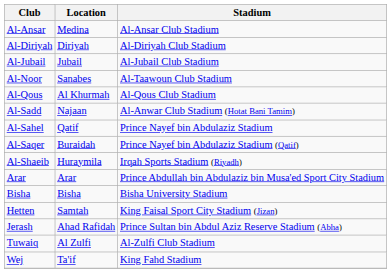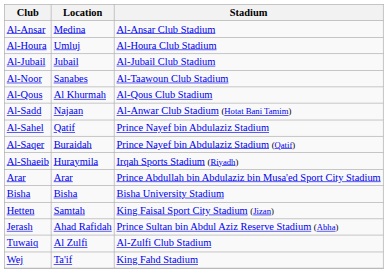- row: (30, 45)
+ row: (27, 45)
